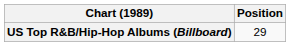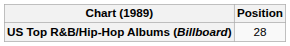(260, 32) 29 -> (260, 32) 28
